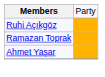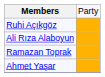+ row: (40, 39)
